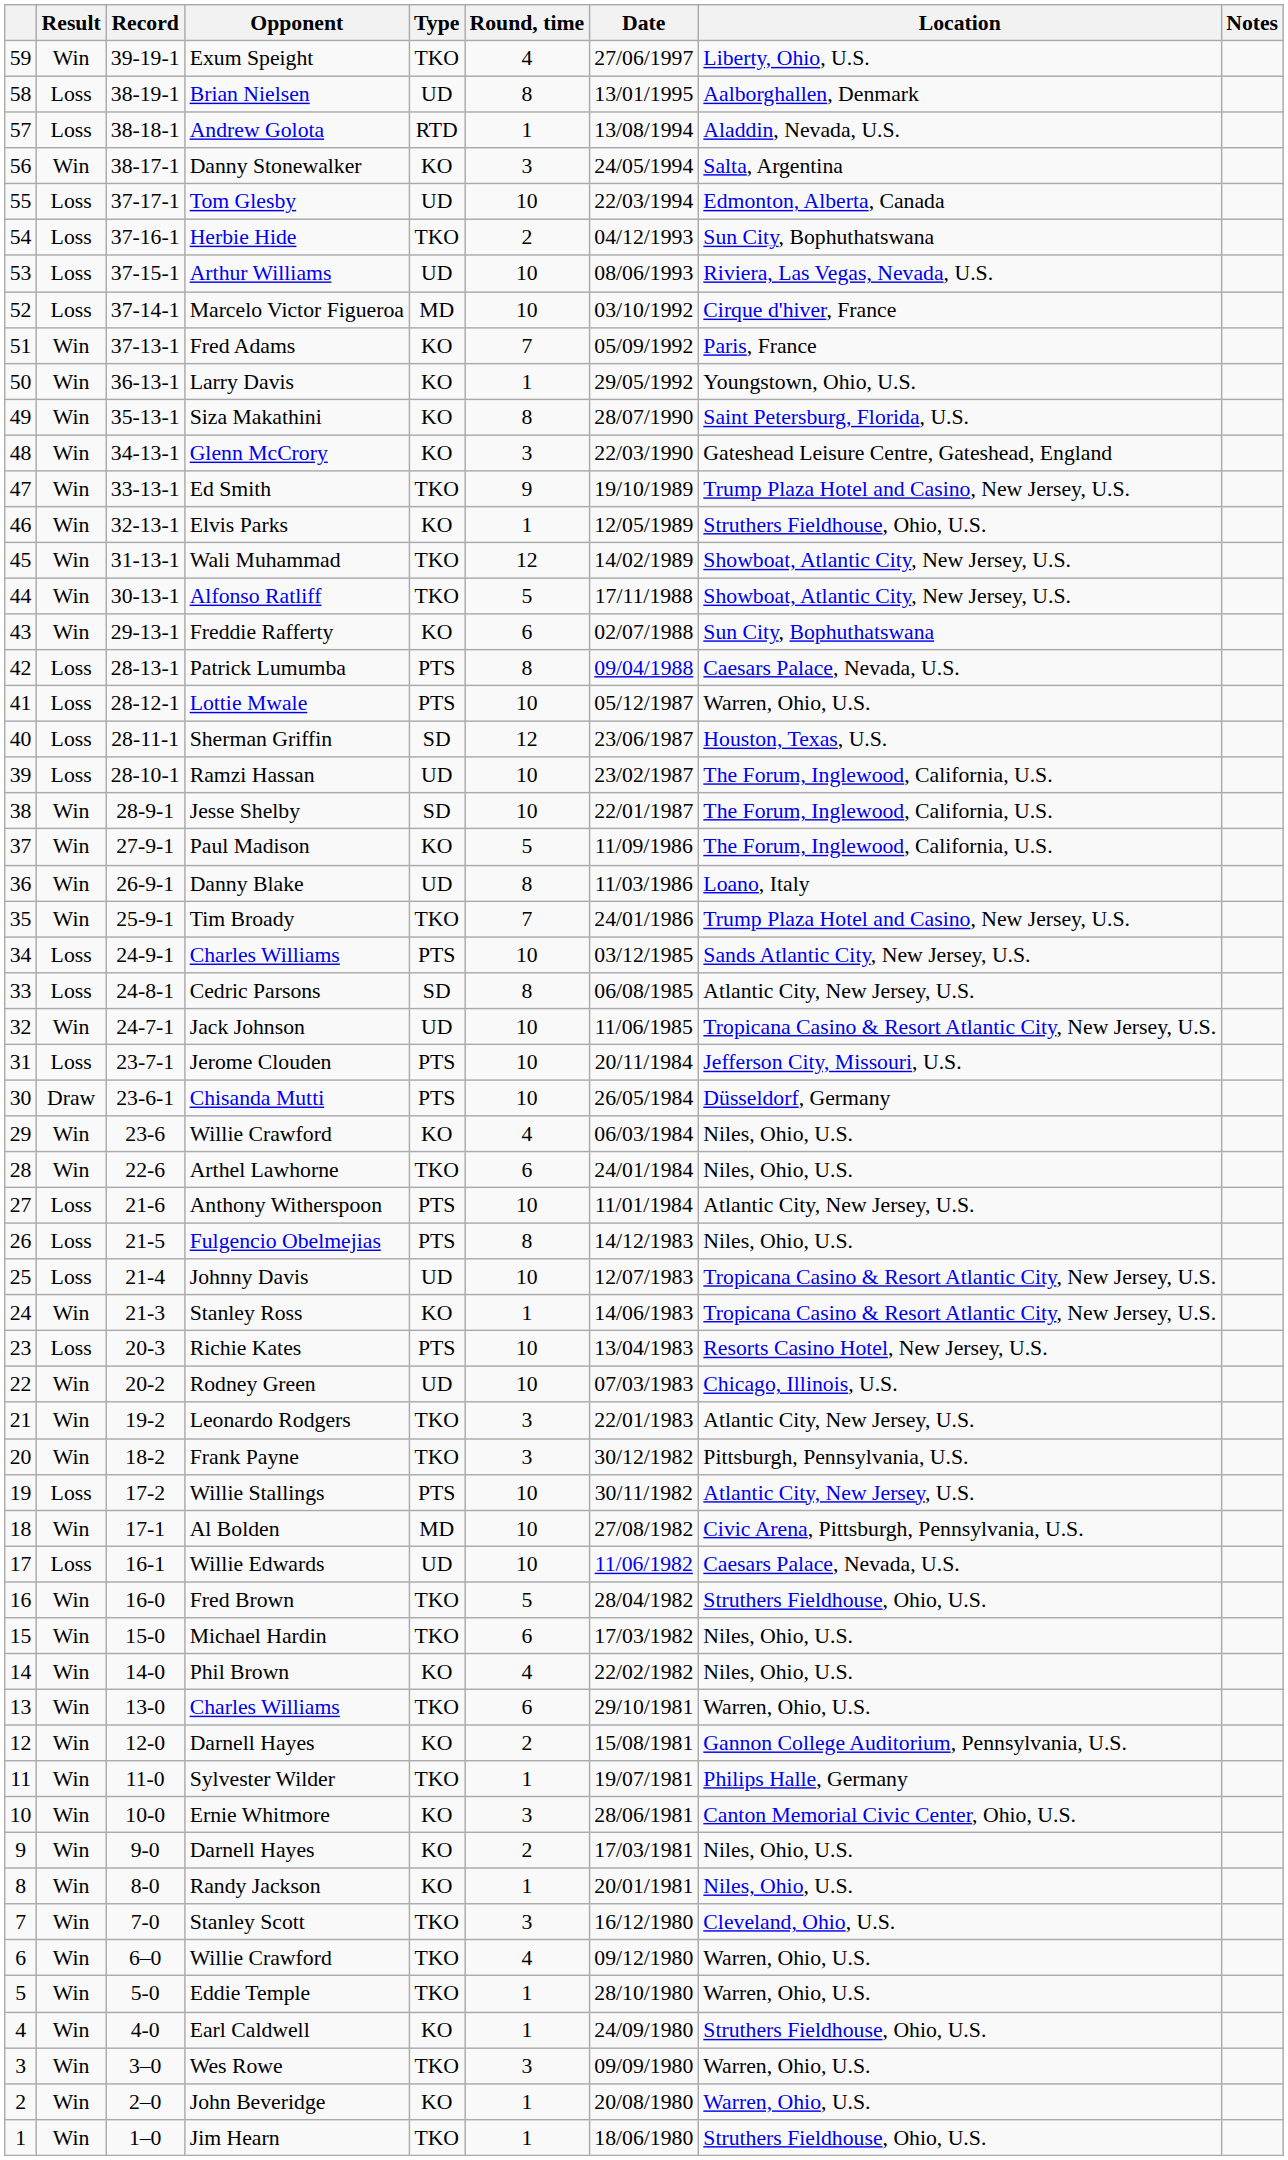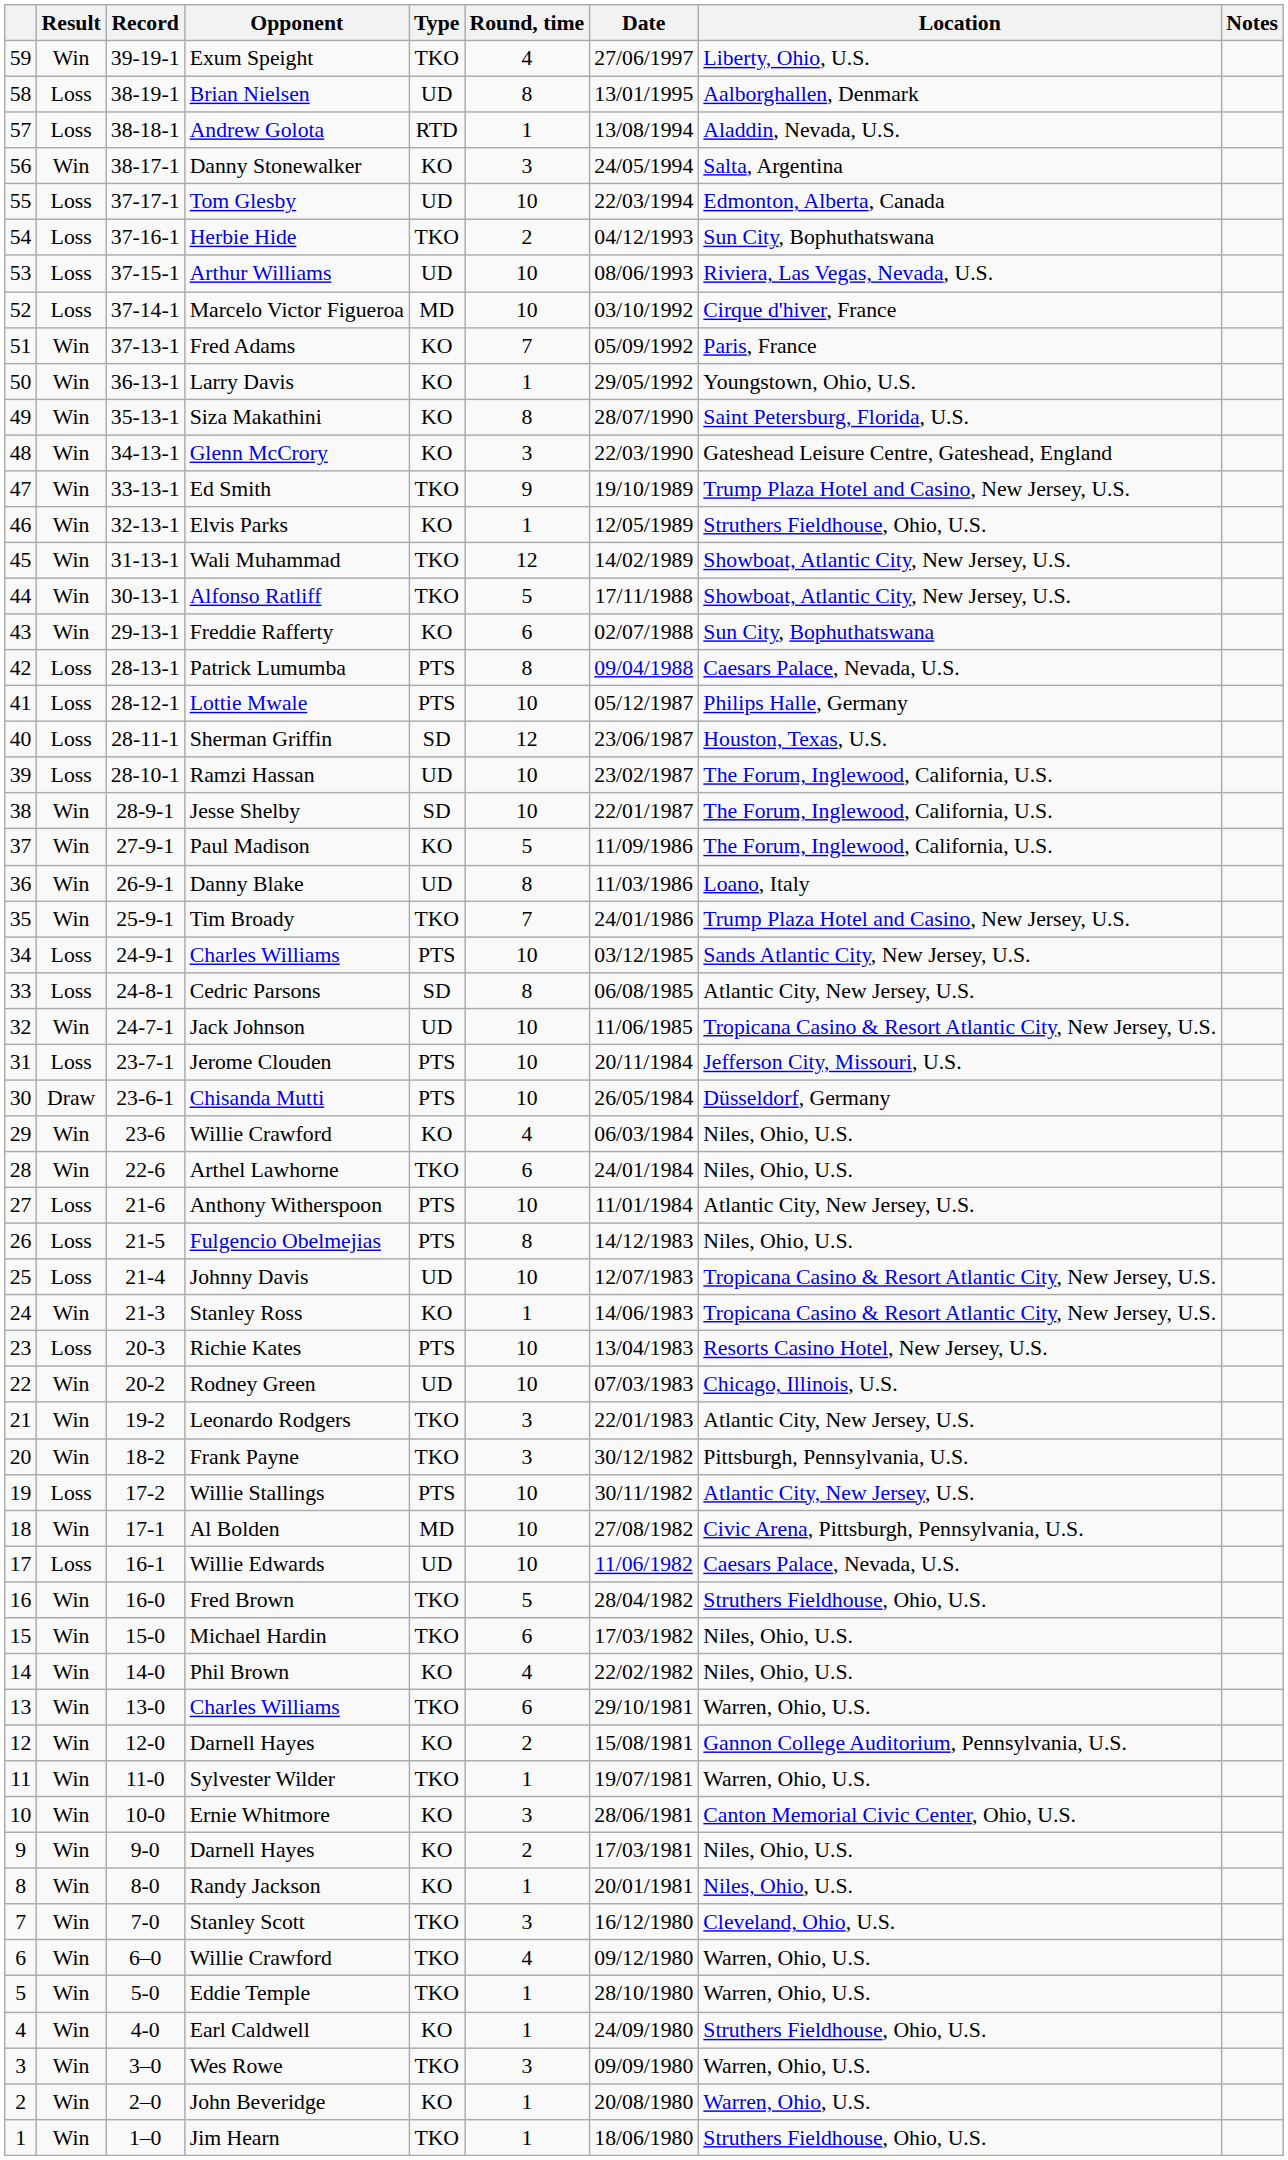(787, 703) Warren, Ohio, U.S. -> (806, 703) Philips Halle, Germany
(806, 1778) Philips Halle, Germany -> (787, 1778) Warren, Ohio, U.S.
